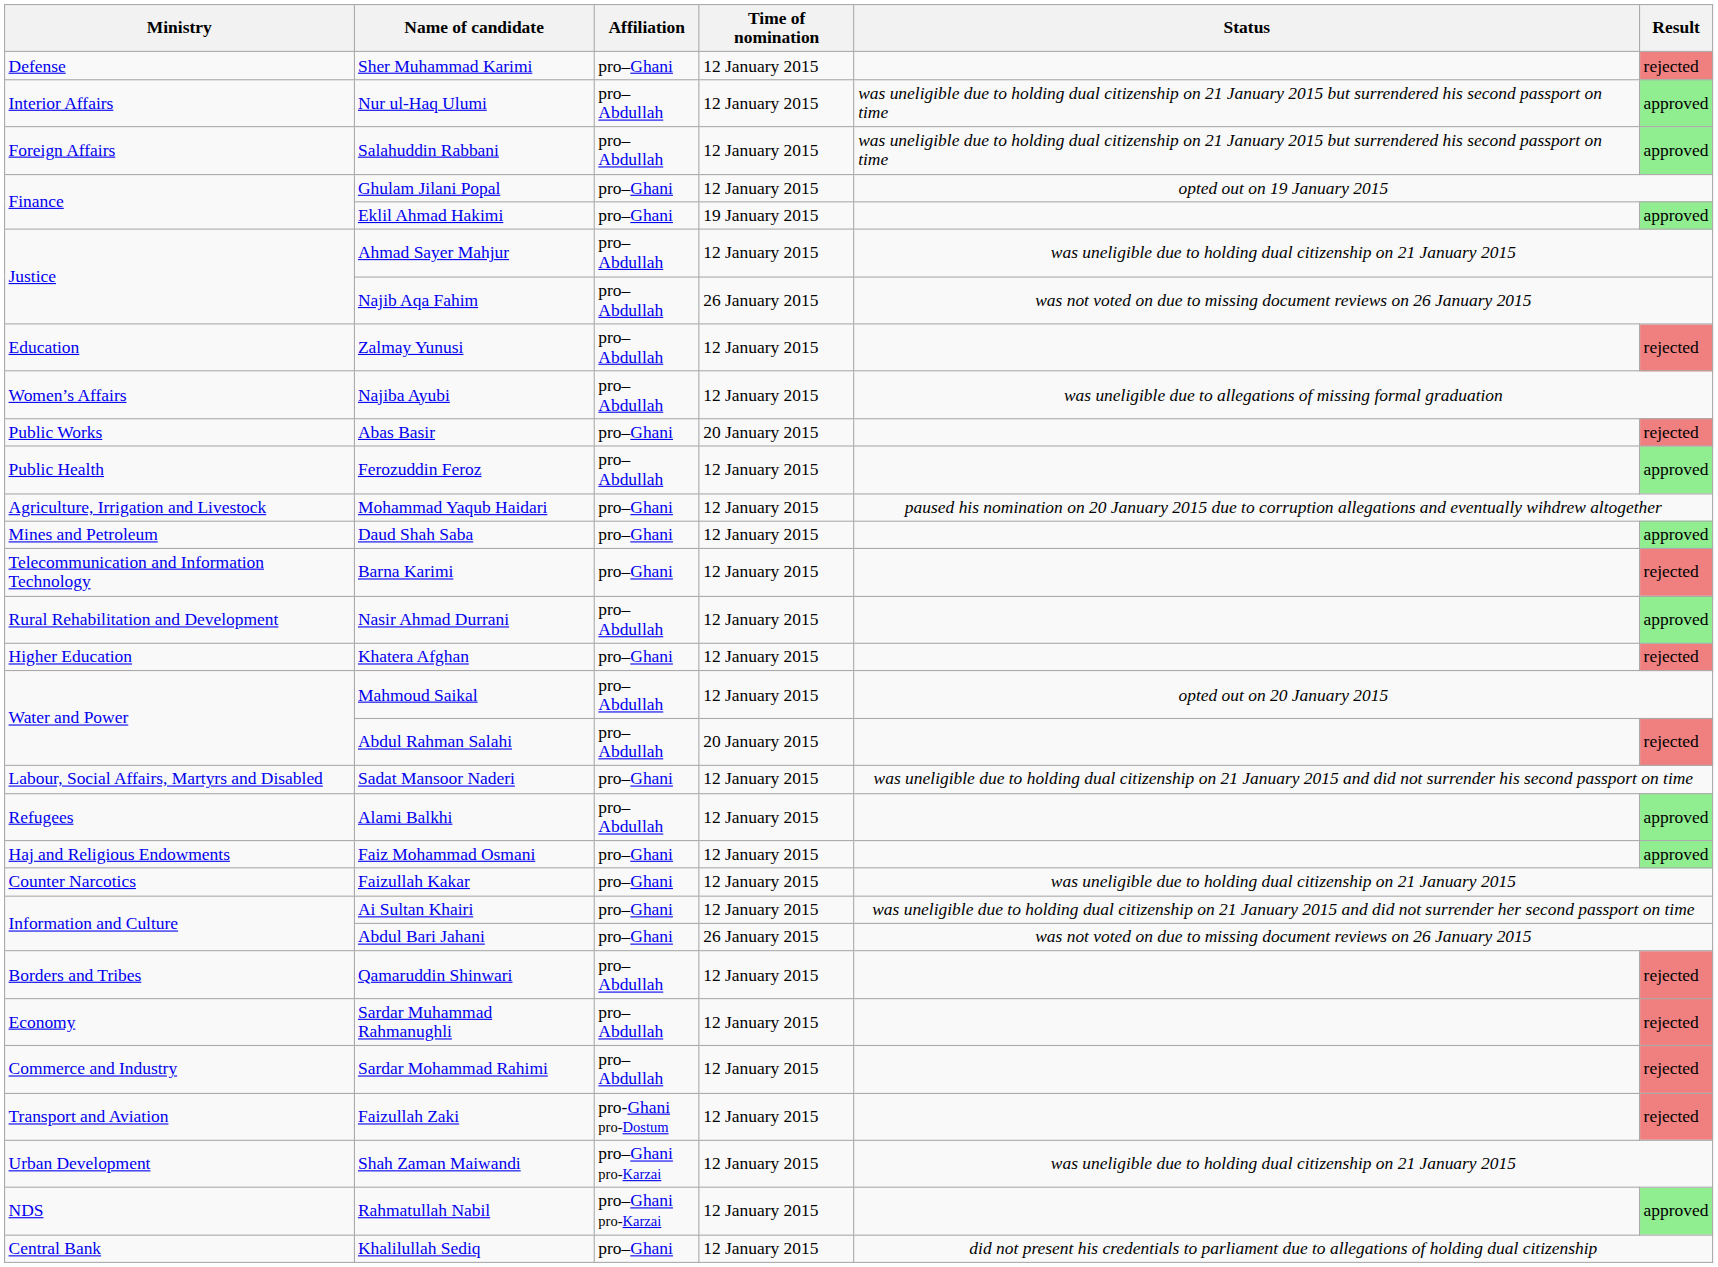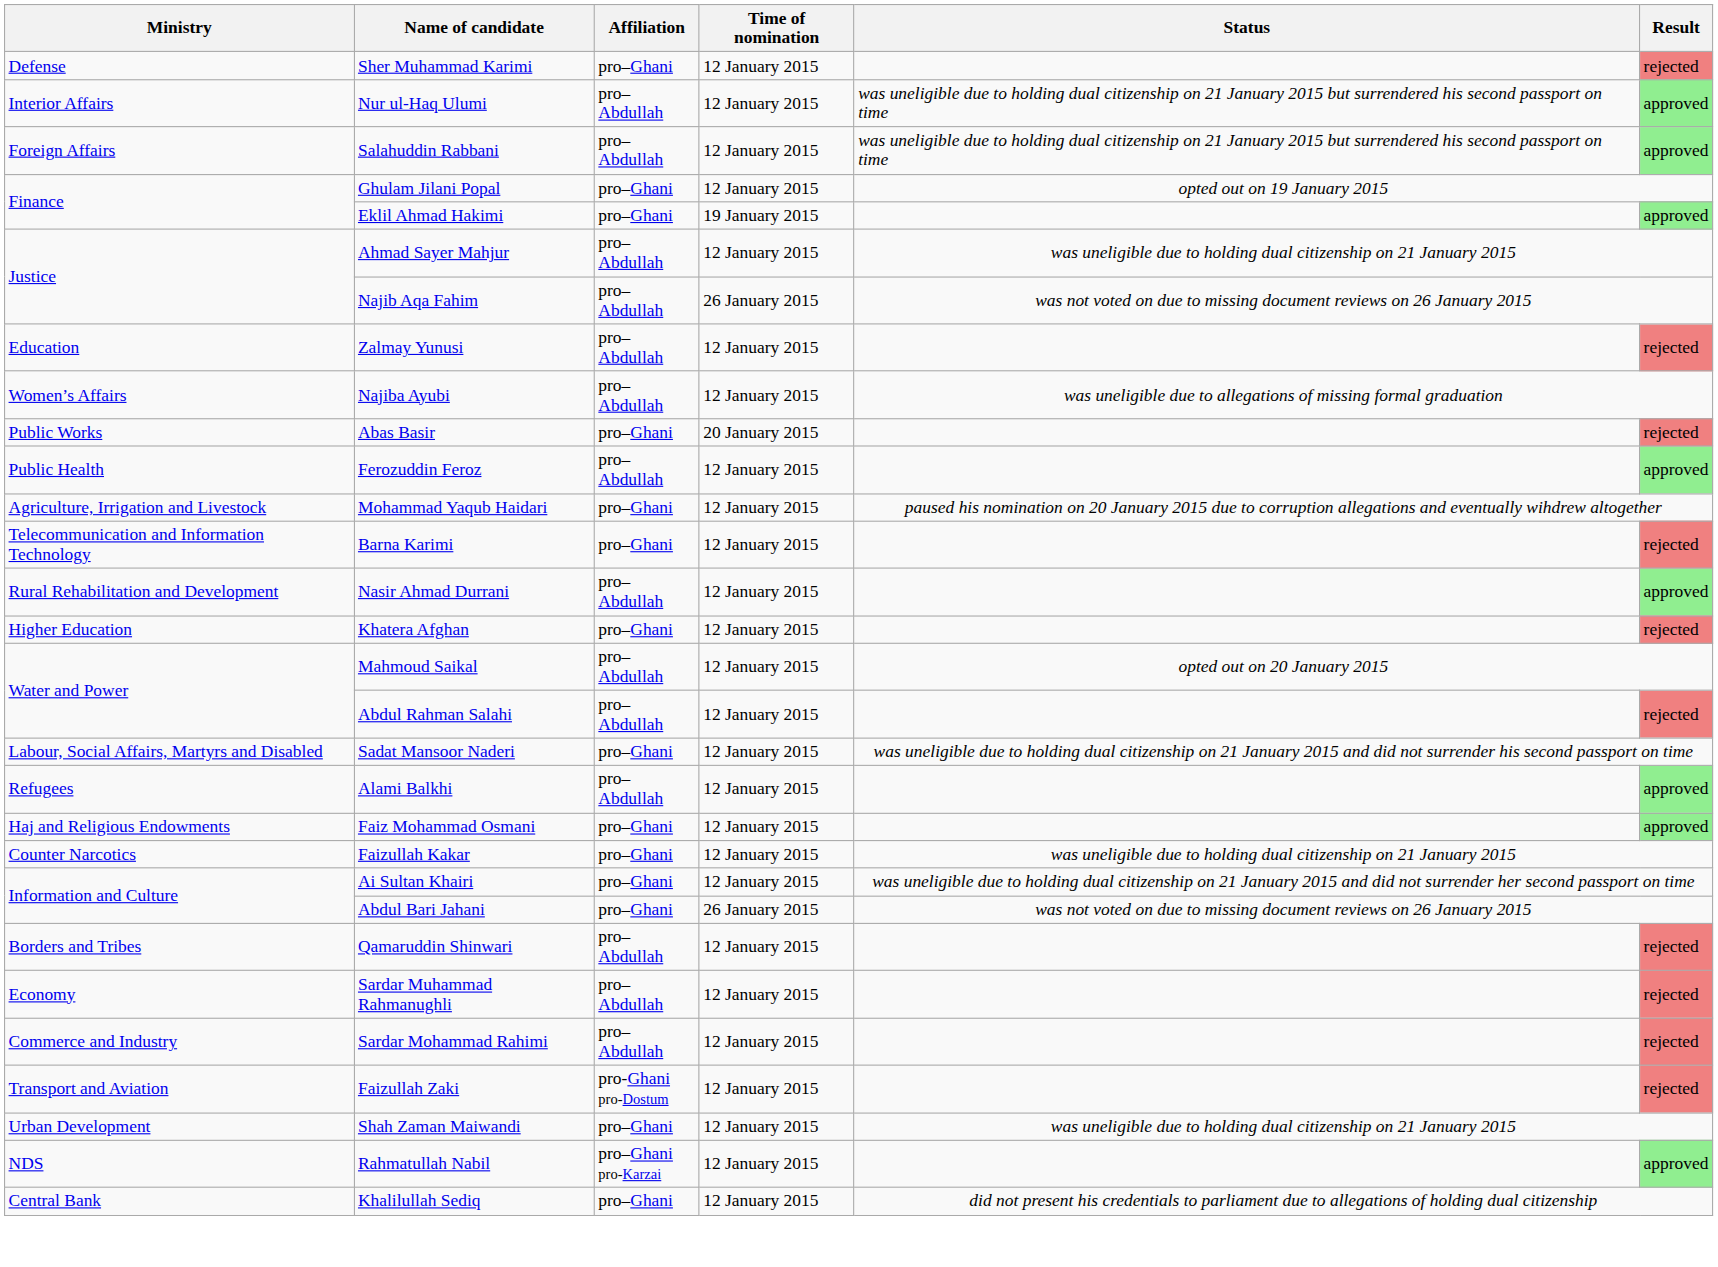- row: (416, 534)
(761, 741) 20 January 2015 -> (761, 714) 12 January 2015
(636, 1163) pro–Ghani pro-Karzai -> (636, 1126) pro–Ghani
